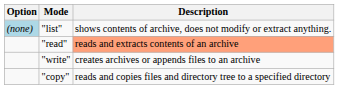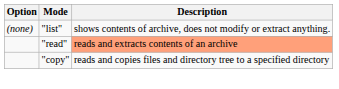(20, 28) lightblue background -> (20, 28) no background
- row: (56, 60)
